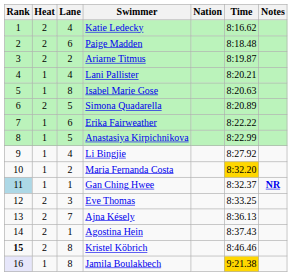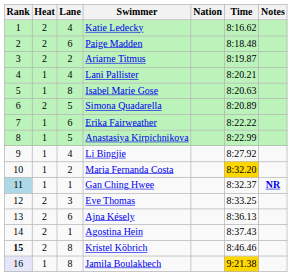(70, 216) 7 -> (70, 216) 6
